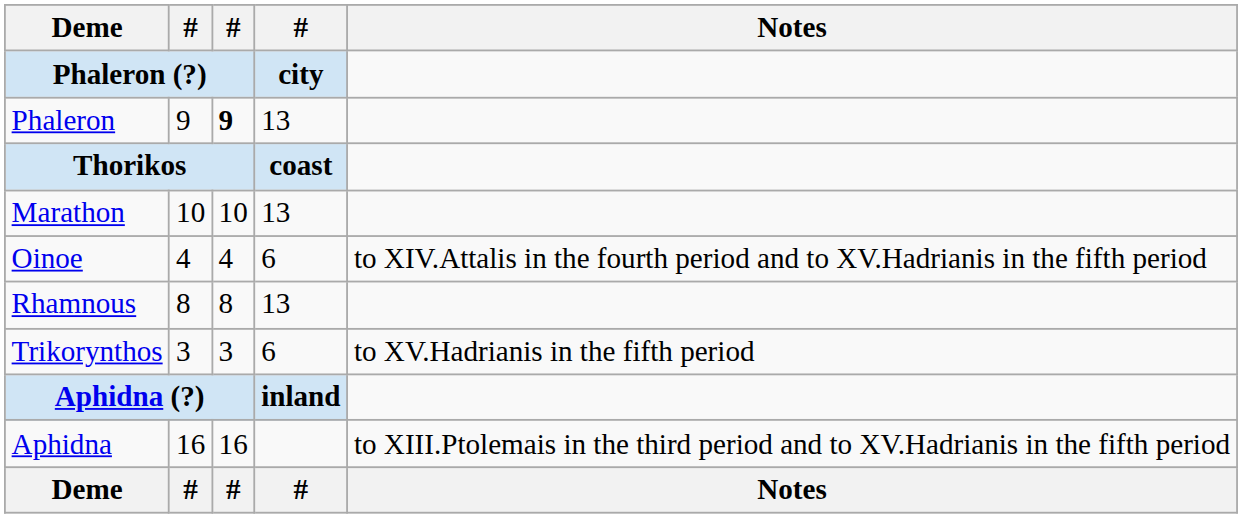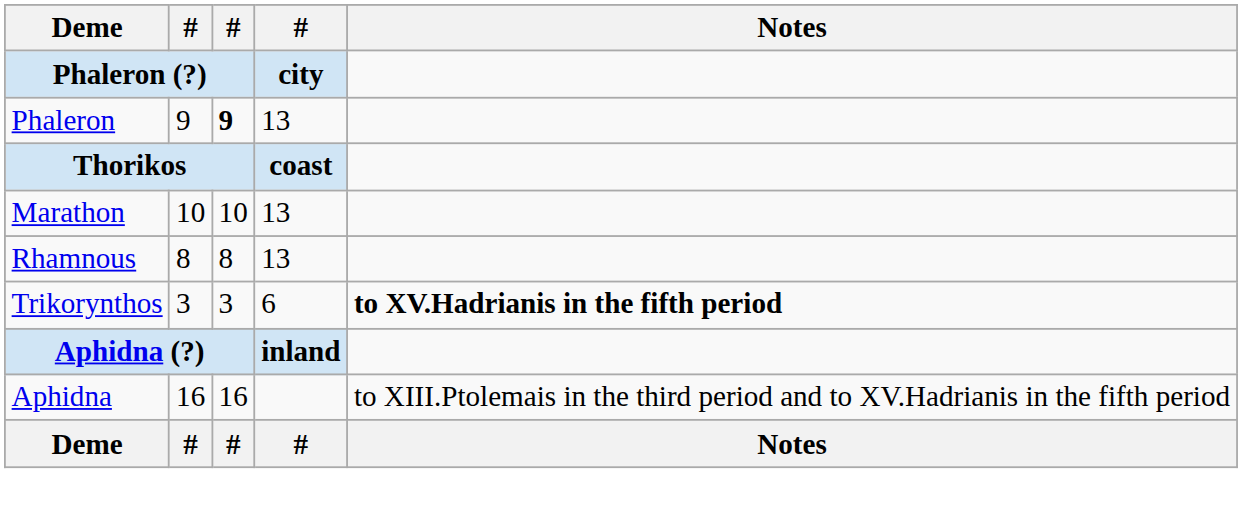- row: (47, 258)
(554, 350) normal -> (568, 304) bold
